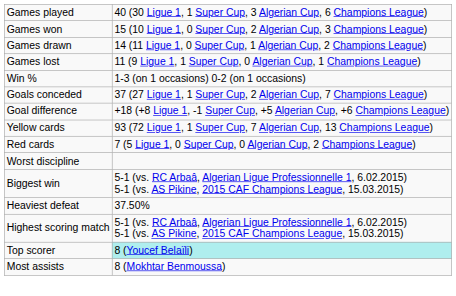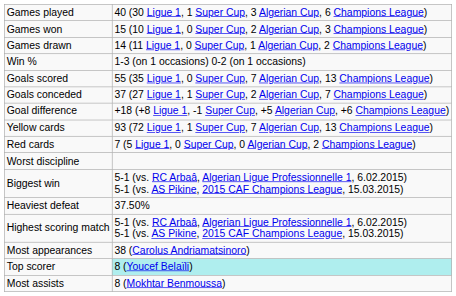- row: (33, 62)
+ row: (37, 78)
+ row: (50, 250)
